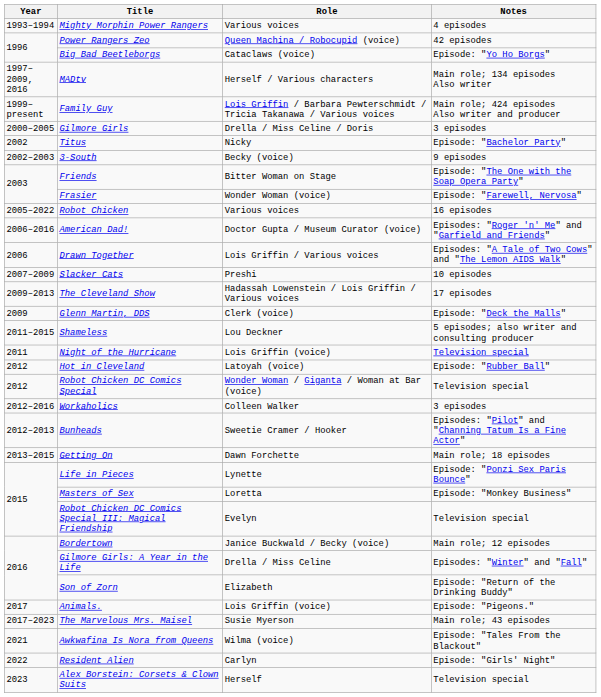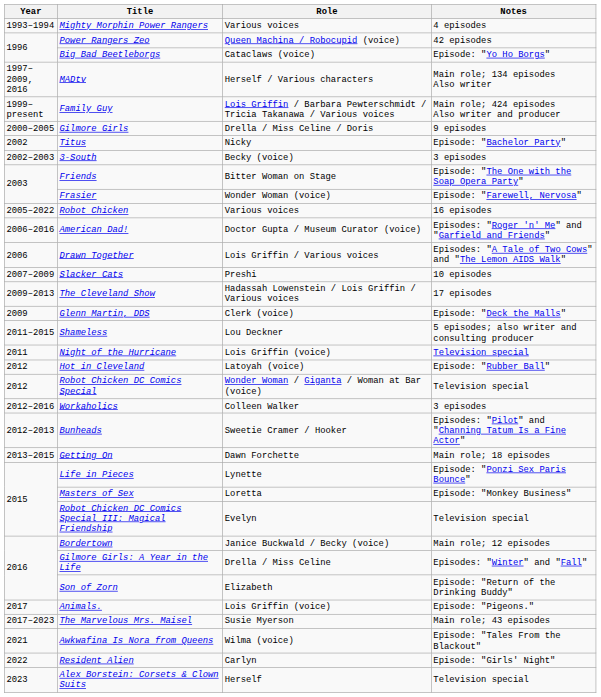(460, 129) 3 episodes -> (460, 129) 9 episodes
(460, 157) 9 episodes -> (460, 157) 3 episodes
